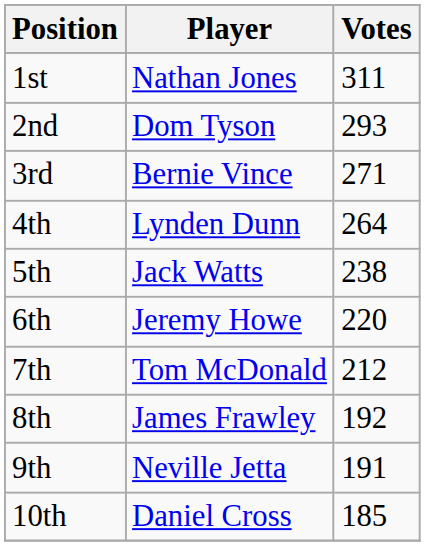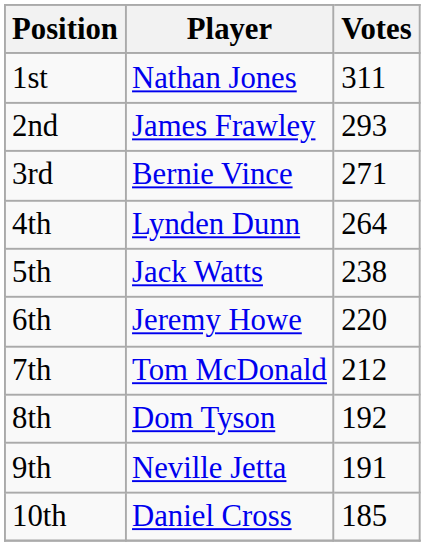(204, 126) Dom Tyson -> (224, 126) James Frawley
(224, 418) James Frawley -> (204, 418) Dom Tyson
